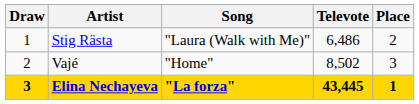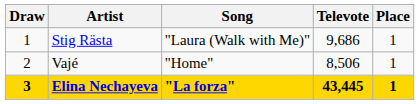(343, 39) 6,486 -> (343, 39) 9,686
(393, 39) 2 -> (393, 39) 1
(343, 63) 8,502 -> (343, 63) 8,506
(393, 63) 3 -> (393, 63) 1
